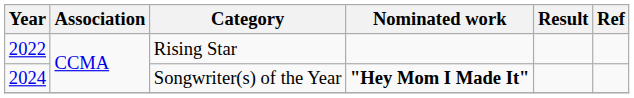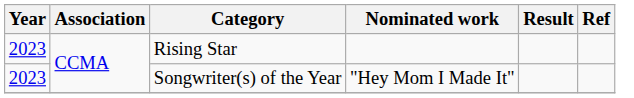(27, 48) 2022 -> (27, 48) 2023
(27, 78) 2024 -> (27, 78) 2023
(440, 78) bold -> (432, 78) normal
